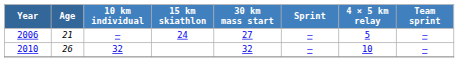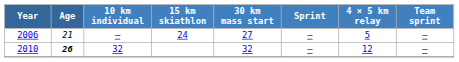(67, 50) normal -> (67, 50) bold
(367, 50) 10 -> (367, 50) 12
